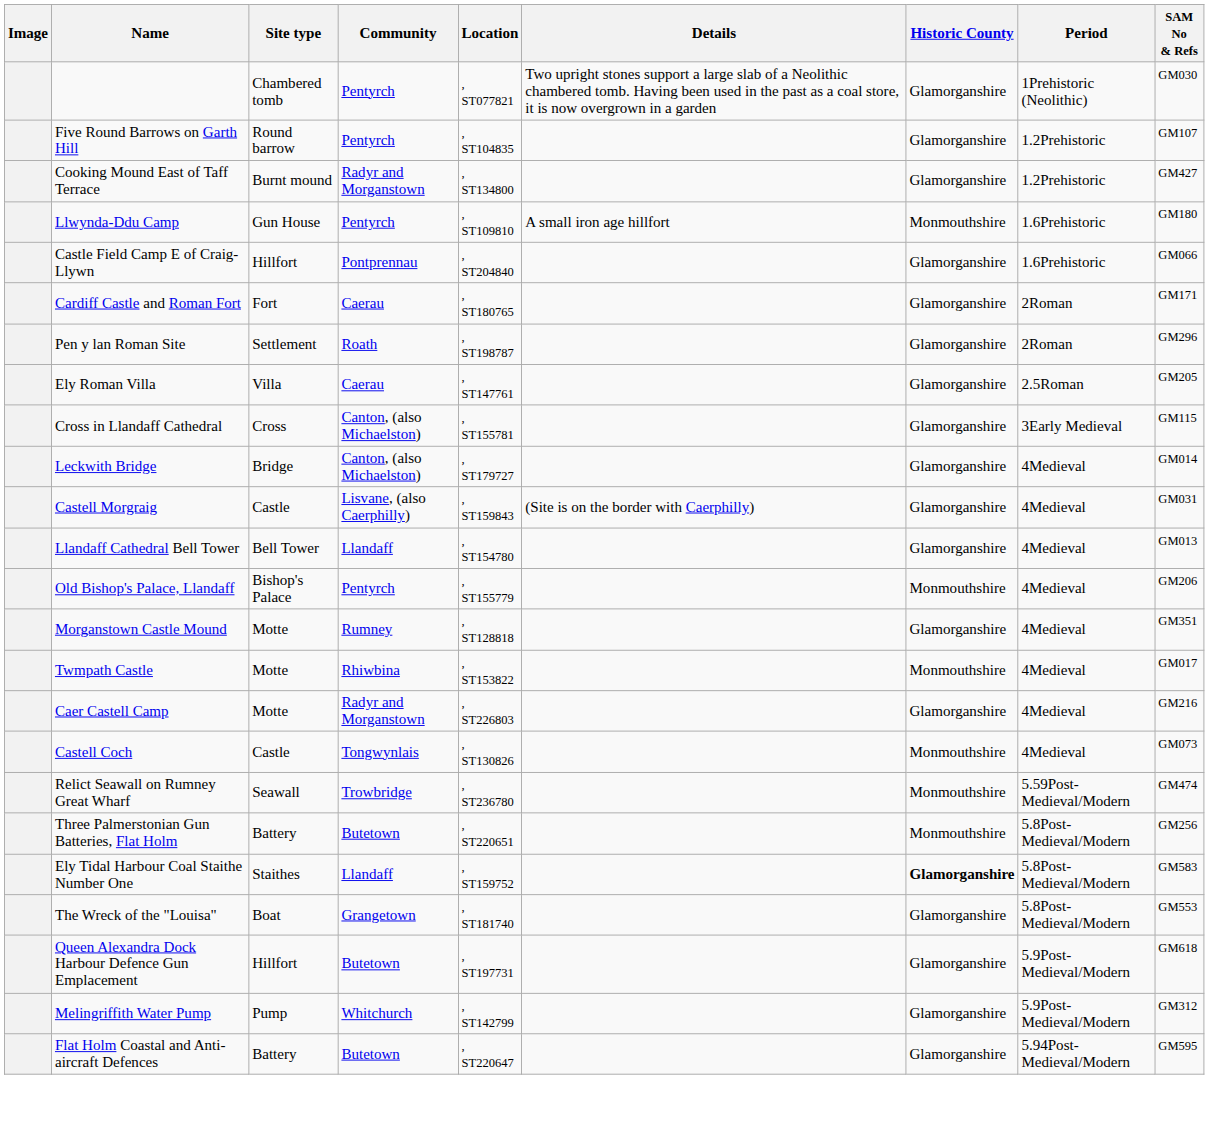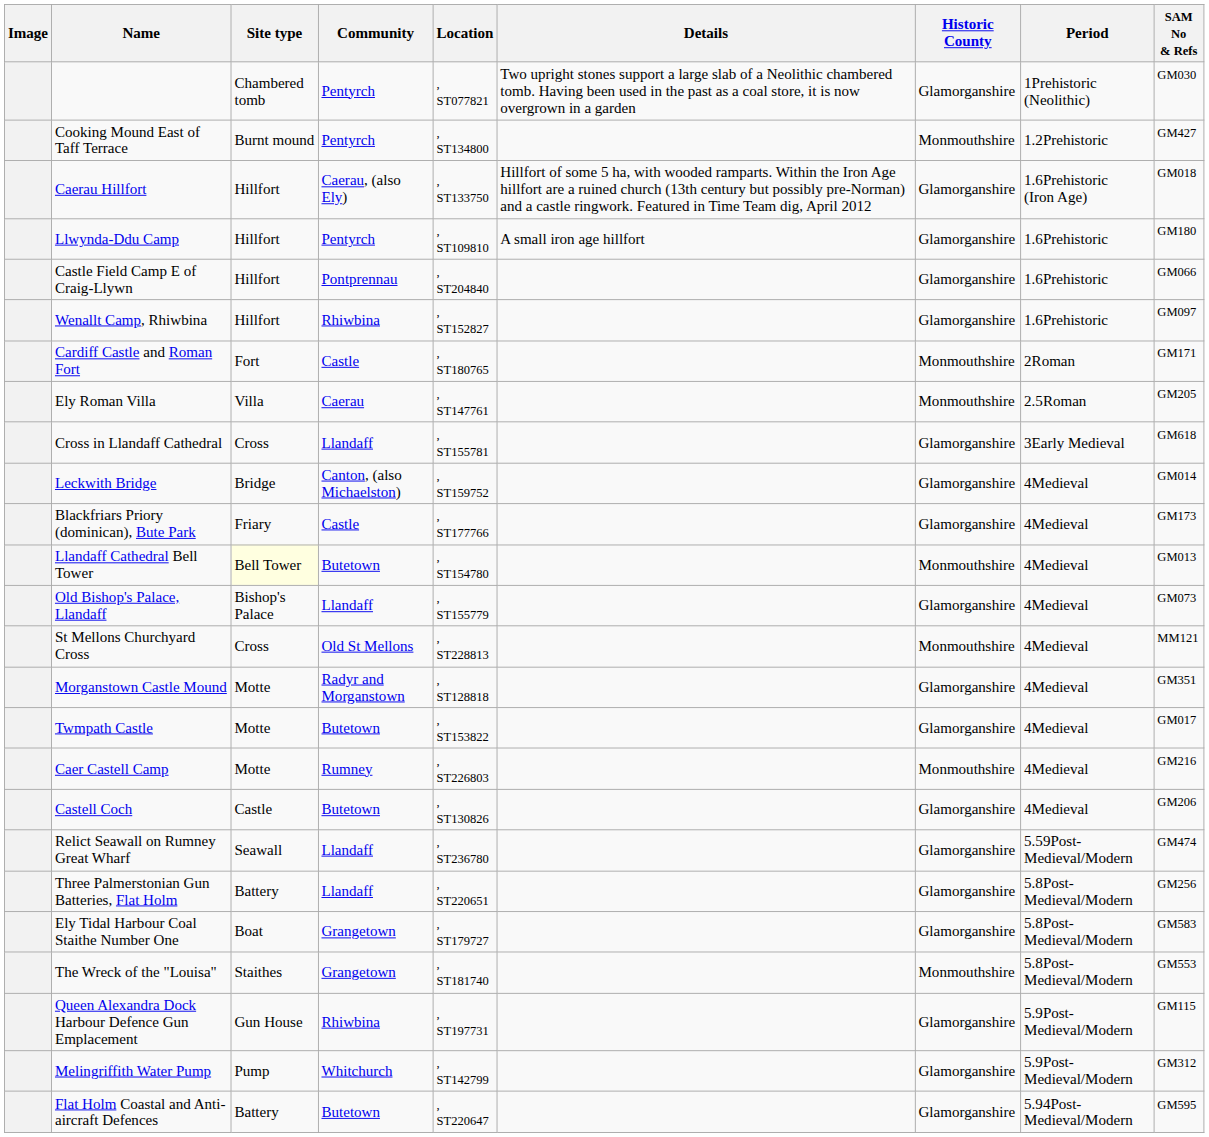- row: (146, 140)
(383, 181) Radyr and Morganstown -> (348, 140) Pentyrch
(958, 181) Glamorganshire -> (967, 140) Monmouthshire
+ row: (101, 189)
(286, 221) Gun House -> (257, 238) Hillfort
(958, 221) Monmouthshire -> (967, 238) Glamorganshire
+ row: (131, 320)
(363, 303) Caerau -> (340, 361) Castle
(958, 303) Glamorganshire -> (967, 361) Monmouthshire
- row: (120, 344)
(958, 384) Glamorganshire -> (967, 401) Monmouthshire
(382, 425) Canton, (also Michaelston) -> (347, 442) Llandaff
(1178, 418) GM115 -> (1177, 435) GM618
(488, 467) , ST179727 -> (463, 484) , ST159752
+ row: (125, 524)
- row: (106, 507)
(286, 547) no background -> (268, 564) lightyellow background
(367, 547) Llandaff -> (351, 564) Butetown
(958, 547) Glamorganshire -> (967, 564) Monmouthshire
(368, 588) Pentyrch -> (347, 605) Llandaff
(958, 588) Monmouthshire -> (967, 605) Glamorganshire
(1178, 581) GM206 -> (1177, 598) GM073
+ row: (125, 646)
(367, 629) Rumney -> (363, 687) Radyr and Morganstown
(371, 670) Rhiwbina -> (351, 728) Butetown
(958, 670) Monmouthshire -> (967, 728) Glamorganshire
(383, 711) Radyr and Morganstown -> (347, 768) Rumney
(958, 711) Glamorganshire -> (967, 768) Monmouthshire
(380, 751) Tongwynlais -> (351, 809) Butetown
(958, 751) Monmouthshire -> (967, 809) Glamorganshire
(1178, 744) GM073 -> (1177, 802) GM206
(377, 792) Trowbridge -> (347, 850) Llandaff
(958, 792) Monmouthshire -> (967, 850) Glamorganshire
(371, 833) Butetown -> (347, 891) Llandaff
(958, 833) Monmouthshire -> (967, 891) Glamorganshire
(276, 874) Staithes -> (249, 931) Boat
(367, 874) Llandaff -> (359, 931) Grangetown
(488, 875) , ST159752 -> (463, 932) , ST179727
(962, 874) bold -> (967, 931) normal
(266, 914) Boat -> (258, 972) Staithes
(958, 914) Glamorganshire -> (967, 972) Monmouthshire
(275, 964) Hillfort -> (269, 1021) Gun House
(371, 964) Butetown -> (351, 1021) Rhiwbina
(1178, 948) GM618 -> (1177, 1005) GM115
